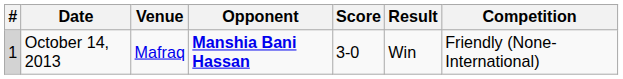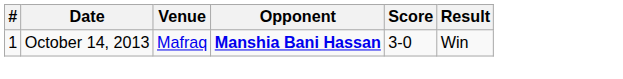- column: (530, 17)
(13, 52) lightgrey background -> (13, 42) no background
